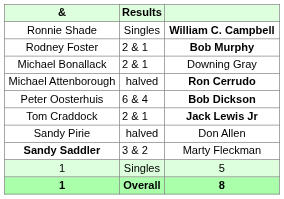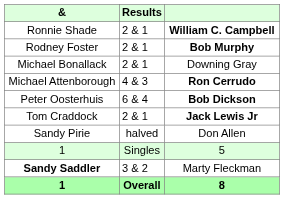(142, 30) Singles -> (135, 30) 2 & 1
(142, 82) halved -> (135, 82) 4 & 3
rows swapped: (62, 151) <-> (62, 168)
